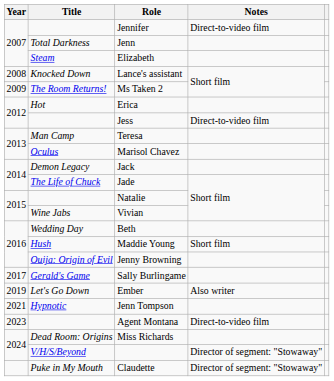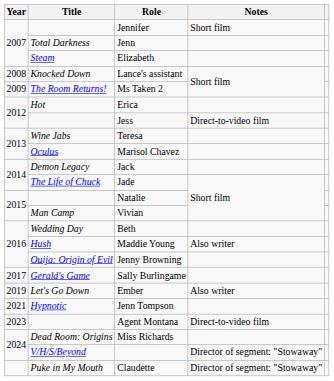(230, 27) Direct-to-video film -> (210, 27) Short film
(52, 136) Man Camp -> (50, 136) Wine Jabs
(50, 213) Wine Jabs -> (52, 213) Man Camp
(210, 244) Short film -> (212, 244) Also writer
